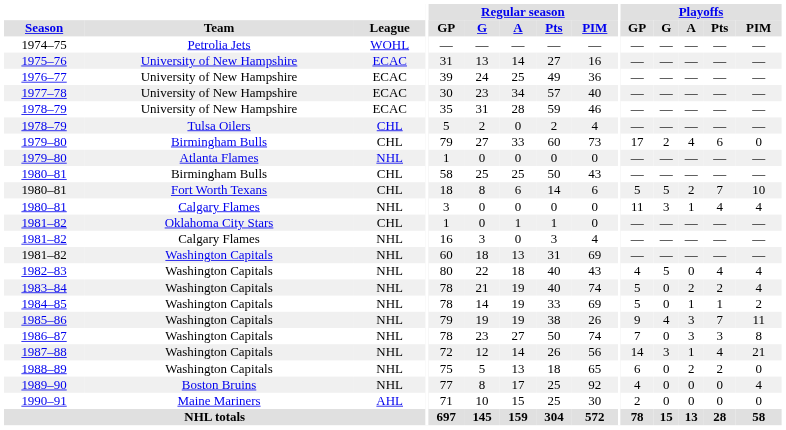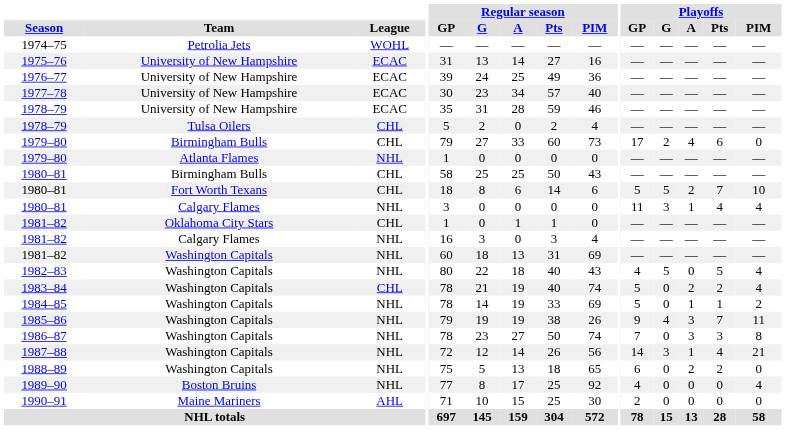(720, 271) 4 -> (720, 271) 5
(390, 287) NHL -> (390, 287) CHL
